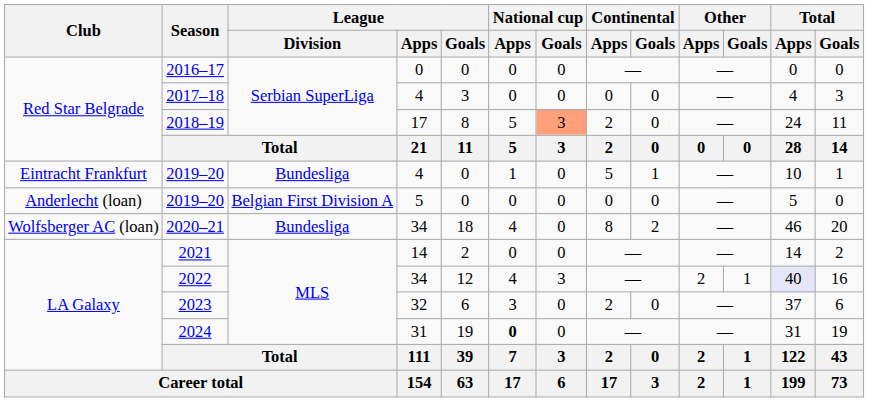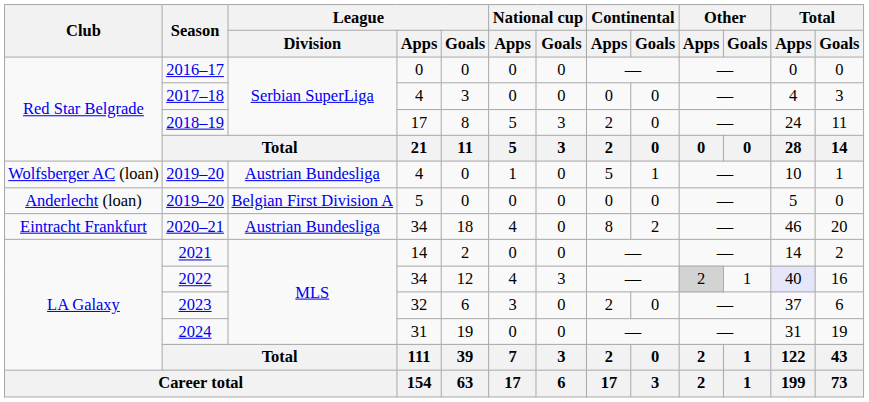(561, 122) lightsalmon background -> (561, 122) no background
(83, 174) Eintracht Frankfurt -> (83, 174) Wolfsberger AC (loan)
(312, 174) Bundesliga -> (312, 174) Austrian Bundesliga
(83, 226) Wolfsberger AC (loan) -> (83, 226) Eintracht Frankfurt
(312, 226) Bundesliga -> (312, 226) Austrian Bundesliga
(701, 278) no background -> (701, 278) lightgrey background
(513, 331) bold -> (513, 331) normal
